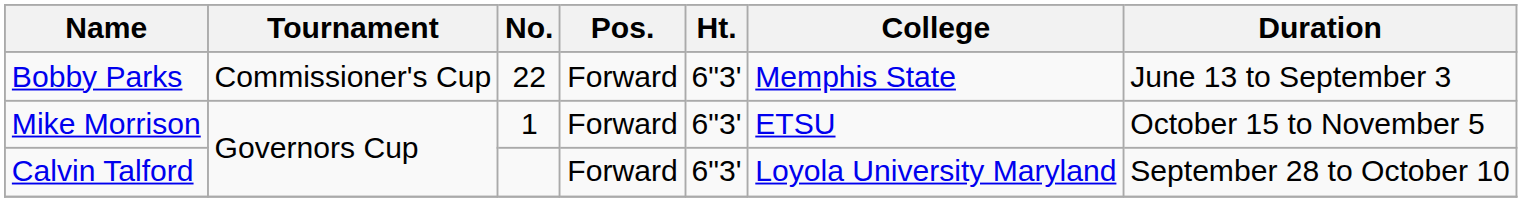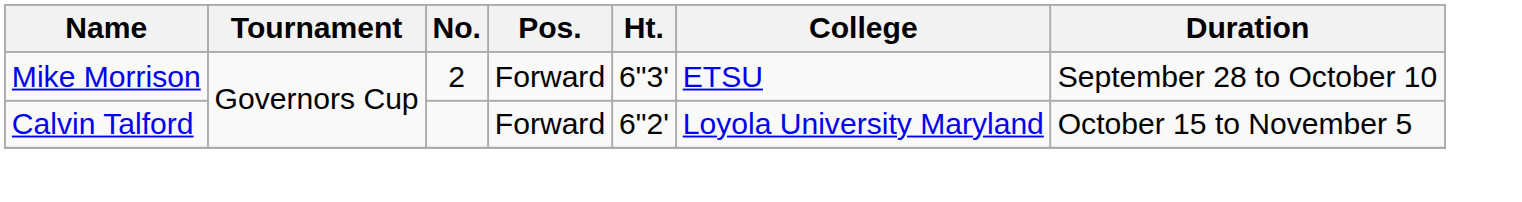- row: (97, 76)
(529, 123) 1 -> (457, 76) 2
(1308, 123) October 15 to November 5 -> (1248, 76) September 28 to October 10
(716, 171) 6"3' -> (644, 123) 6"2'
(1320, 171) September 28 to October 10 -> (1235, 123) October 15 to November 5
